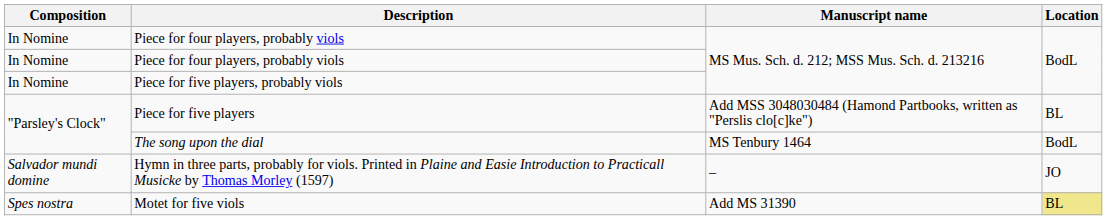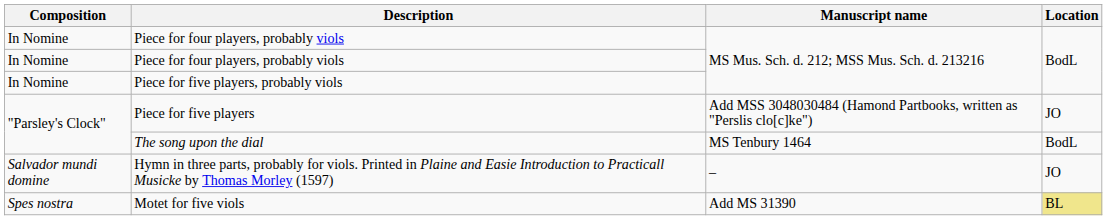(1054, 112) BL -> (1053, 112) JO
